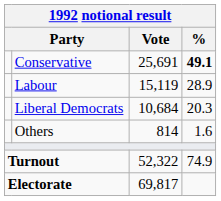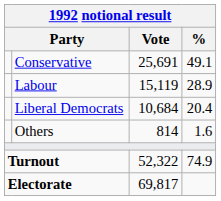(200, 62) bold -> (200, 62) normal
(200, 108) 20.3 -> (200, 108) 20.4
